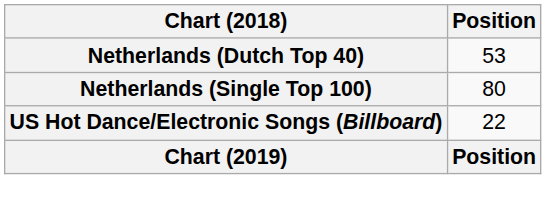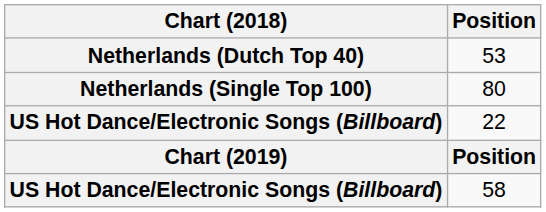+ row: (494, 190)
